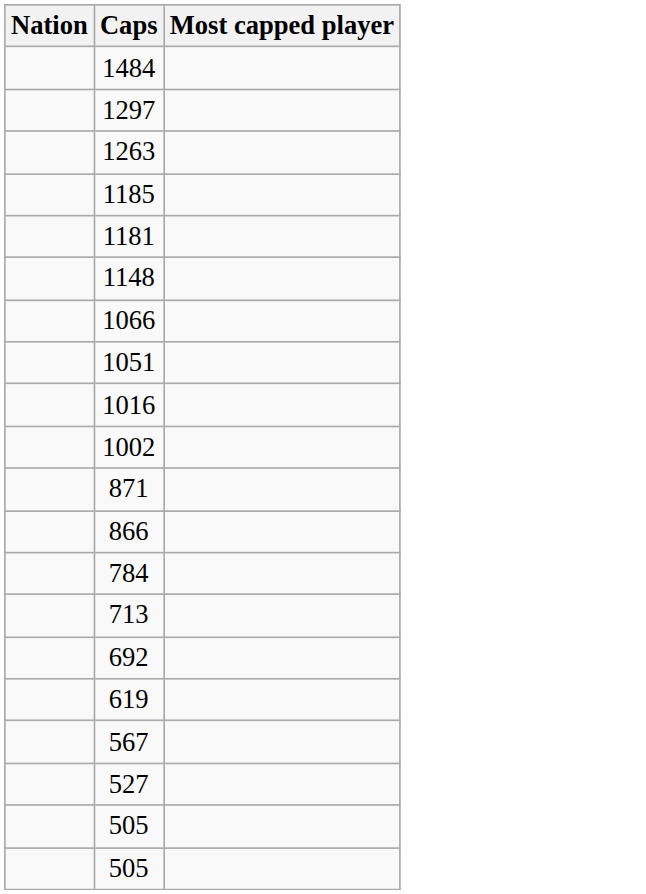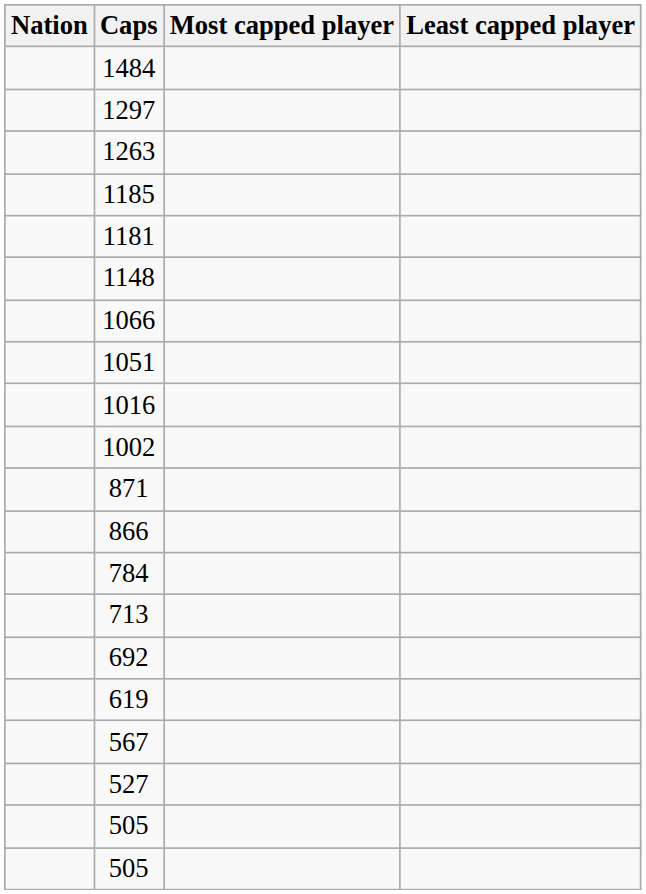+ column: (521, 25)
